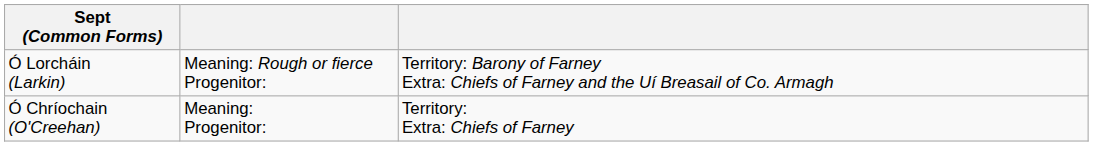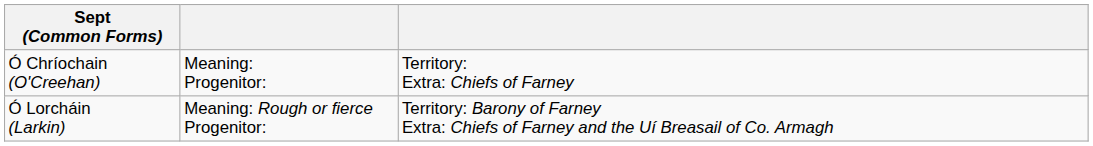rows swapped: (49, 72) <-> (58, 118)
